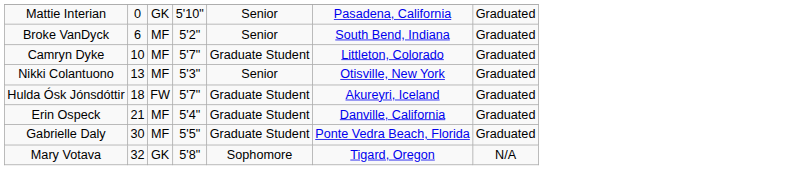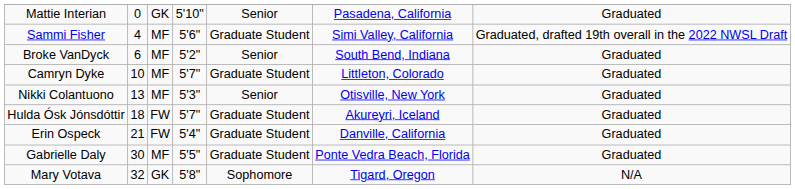+ row: (66, 34)
(160, 114) MF -> (160, 134) FW
